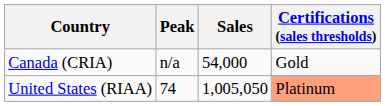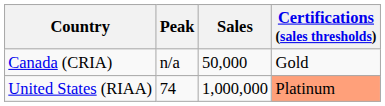(225, 62) 54,000 -> (225, 62) 50,000
(235, 88) 1,005,050 -> (235, 88) 1,000,000
